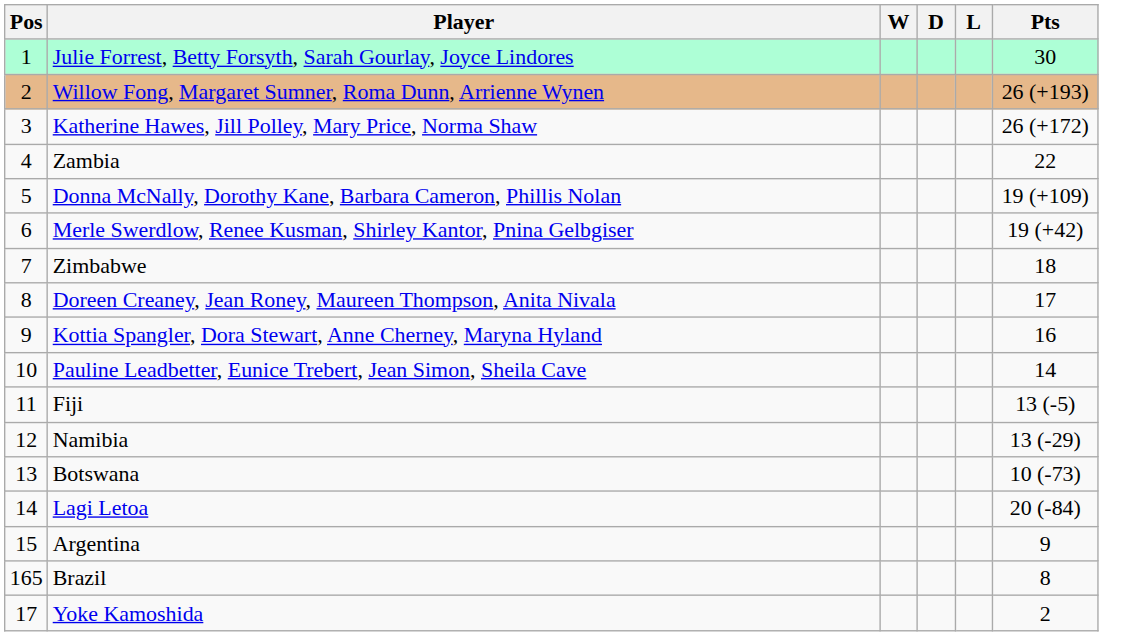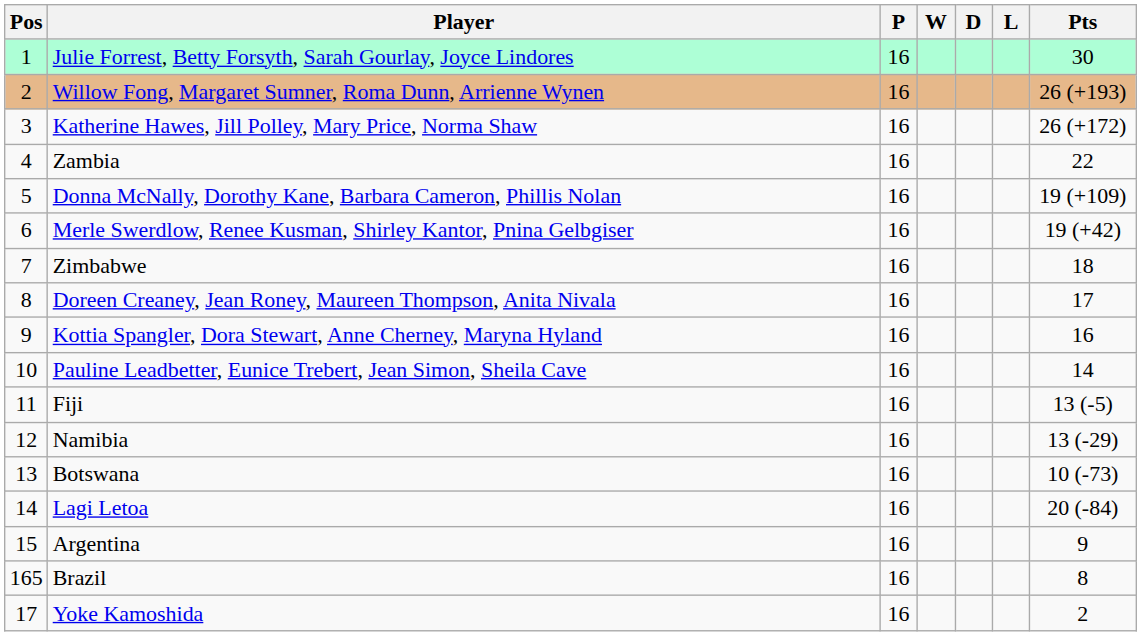+ column: (899, 21)
